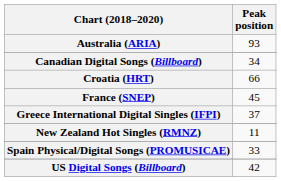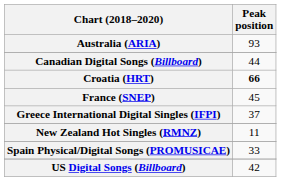(254, 61) 34 -> (254, 61) 44
(254, 79) normal -> (254, 79) bold
